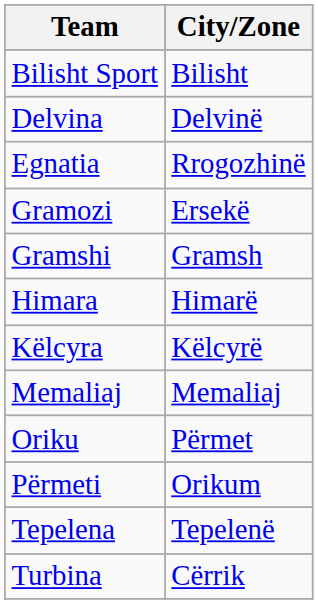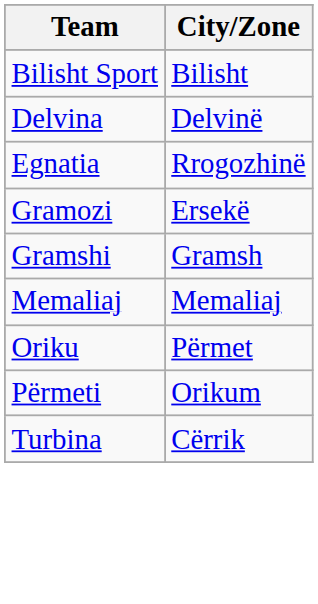- row: (55, 301)
- row: (57, 347)
- row: (63, 529)
